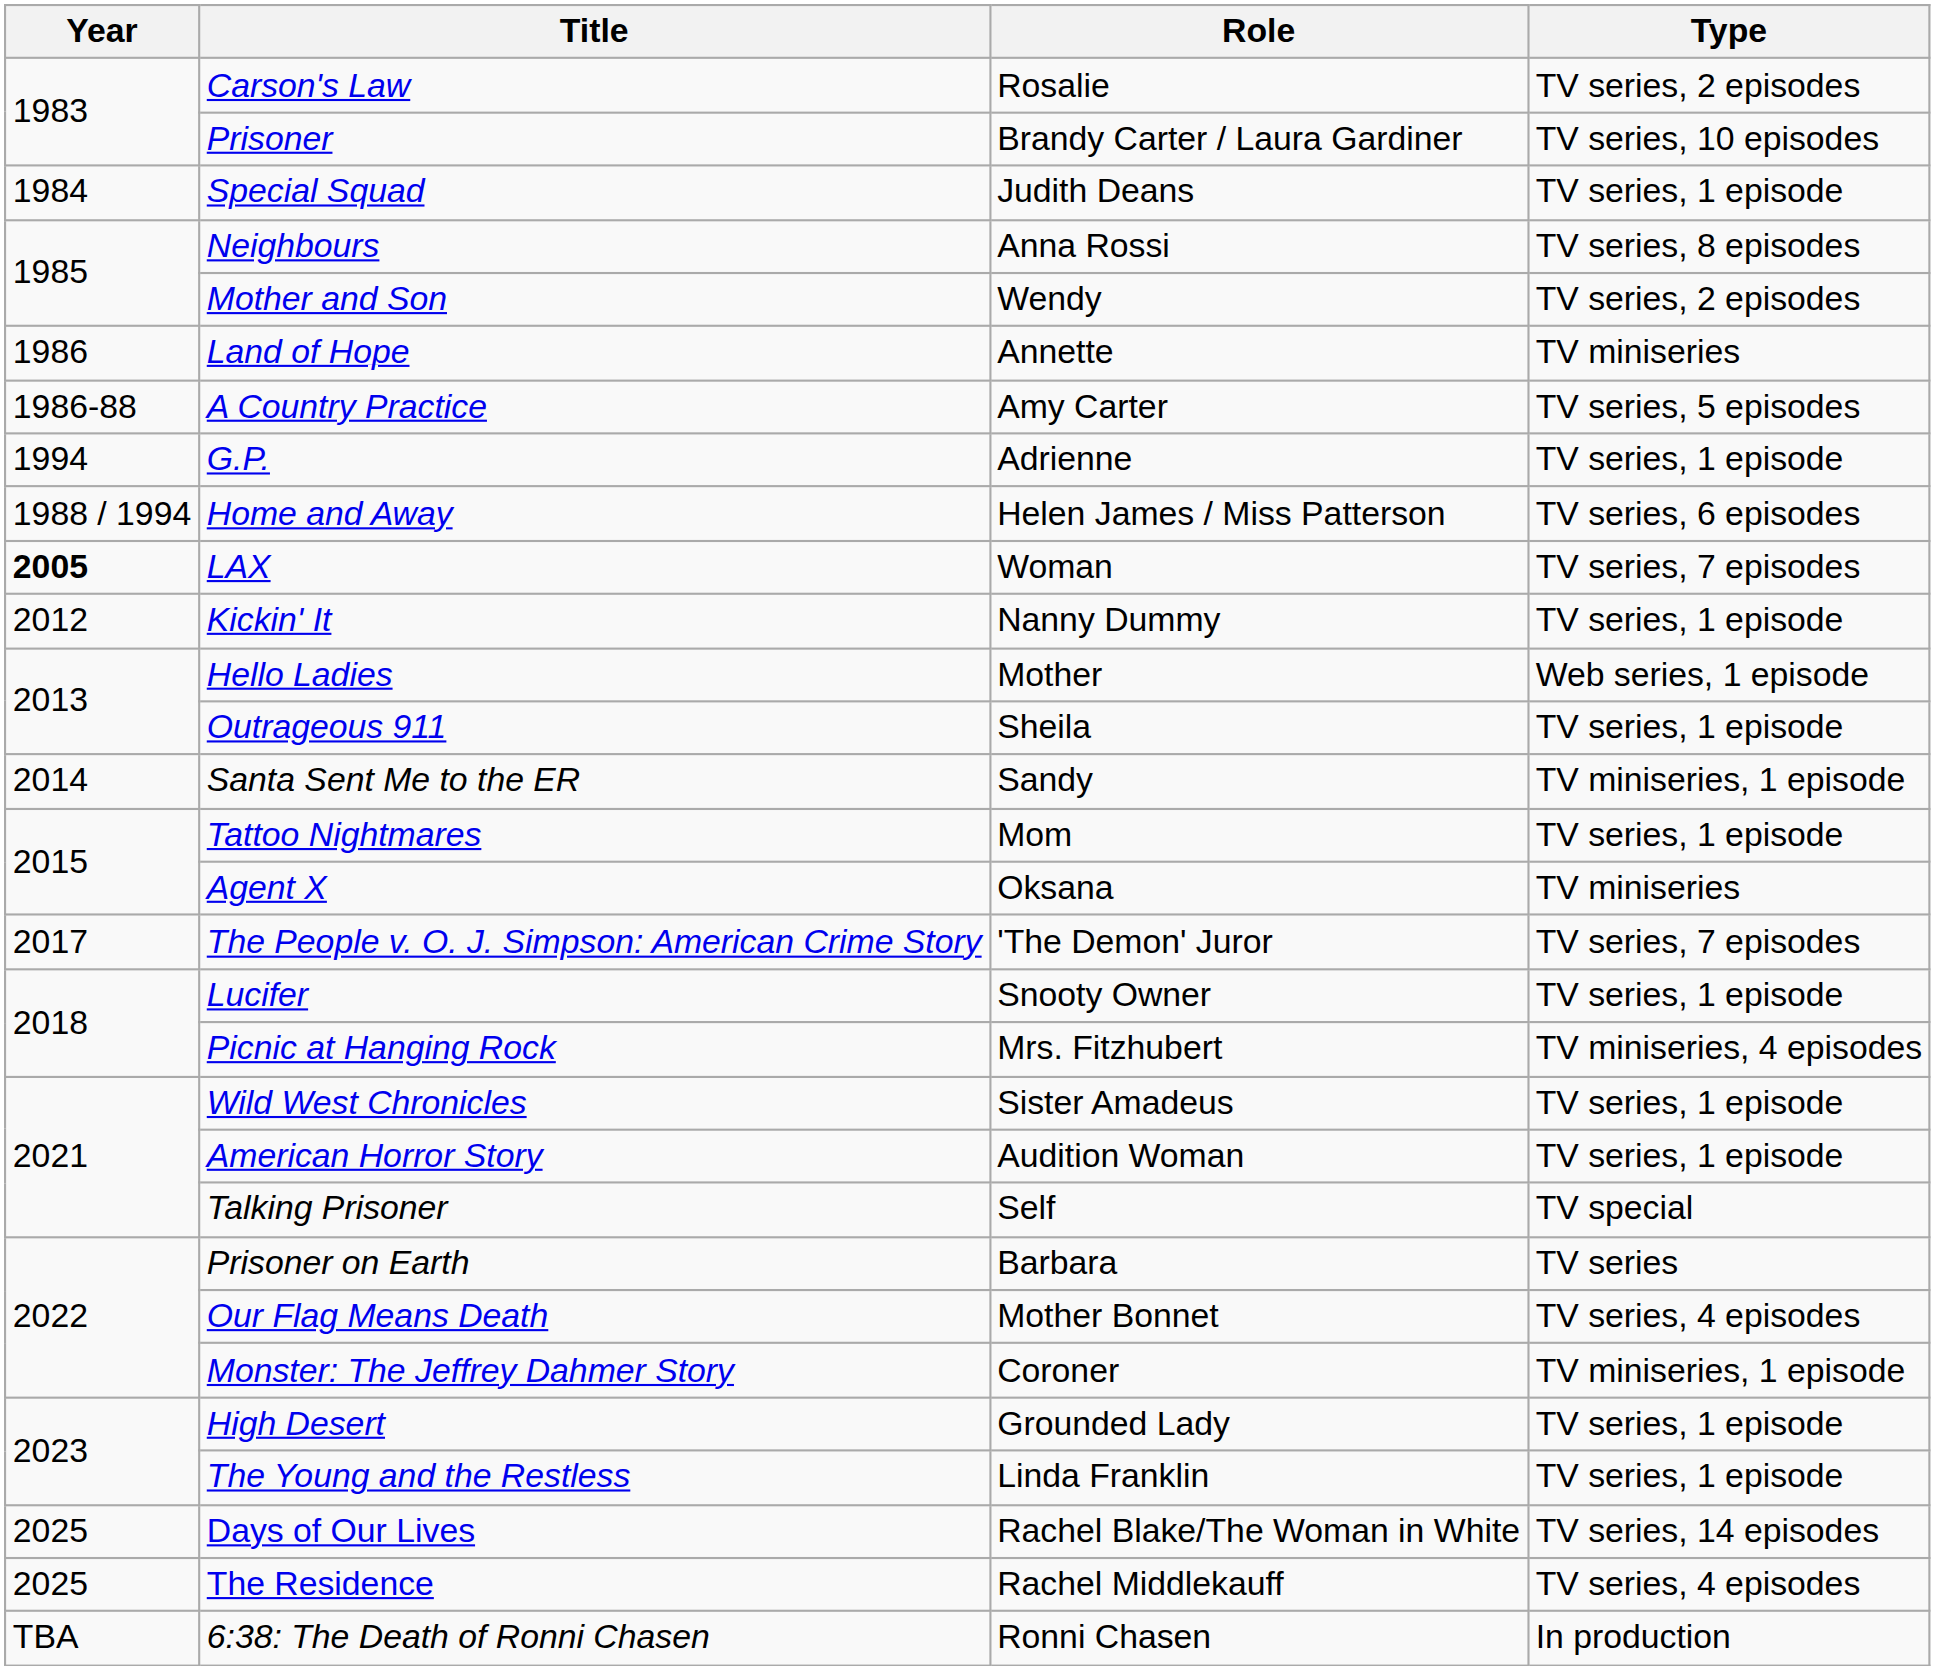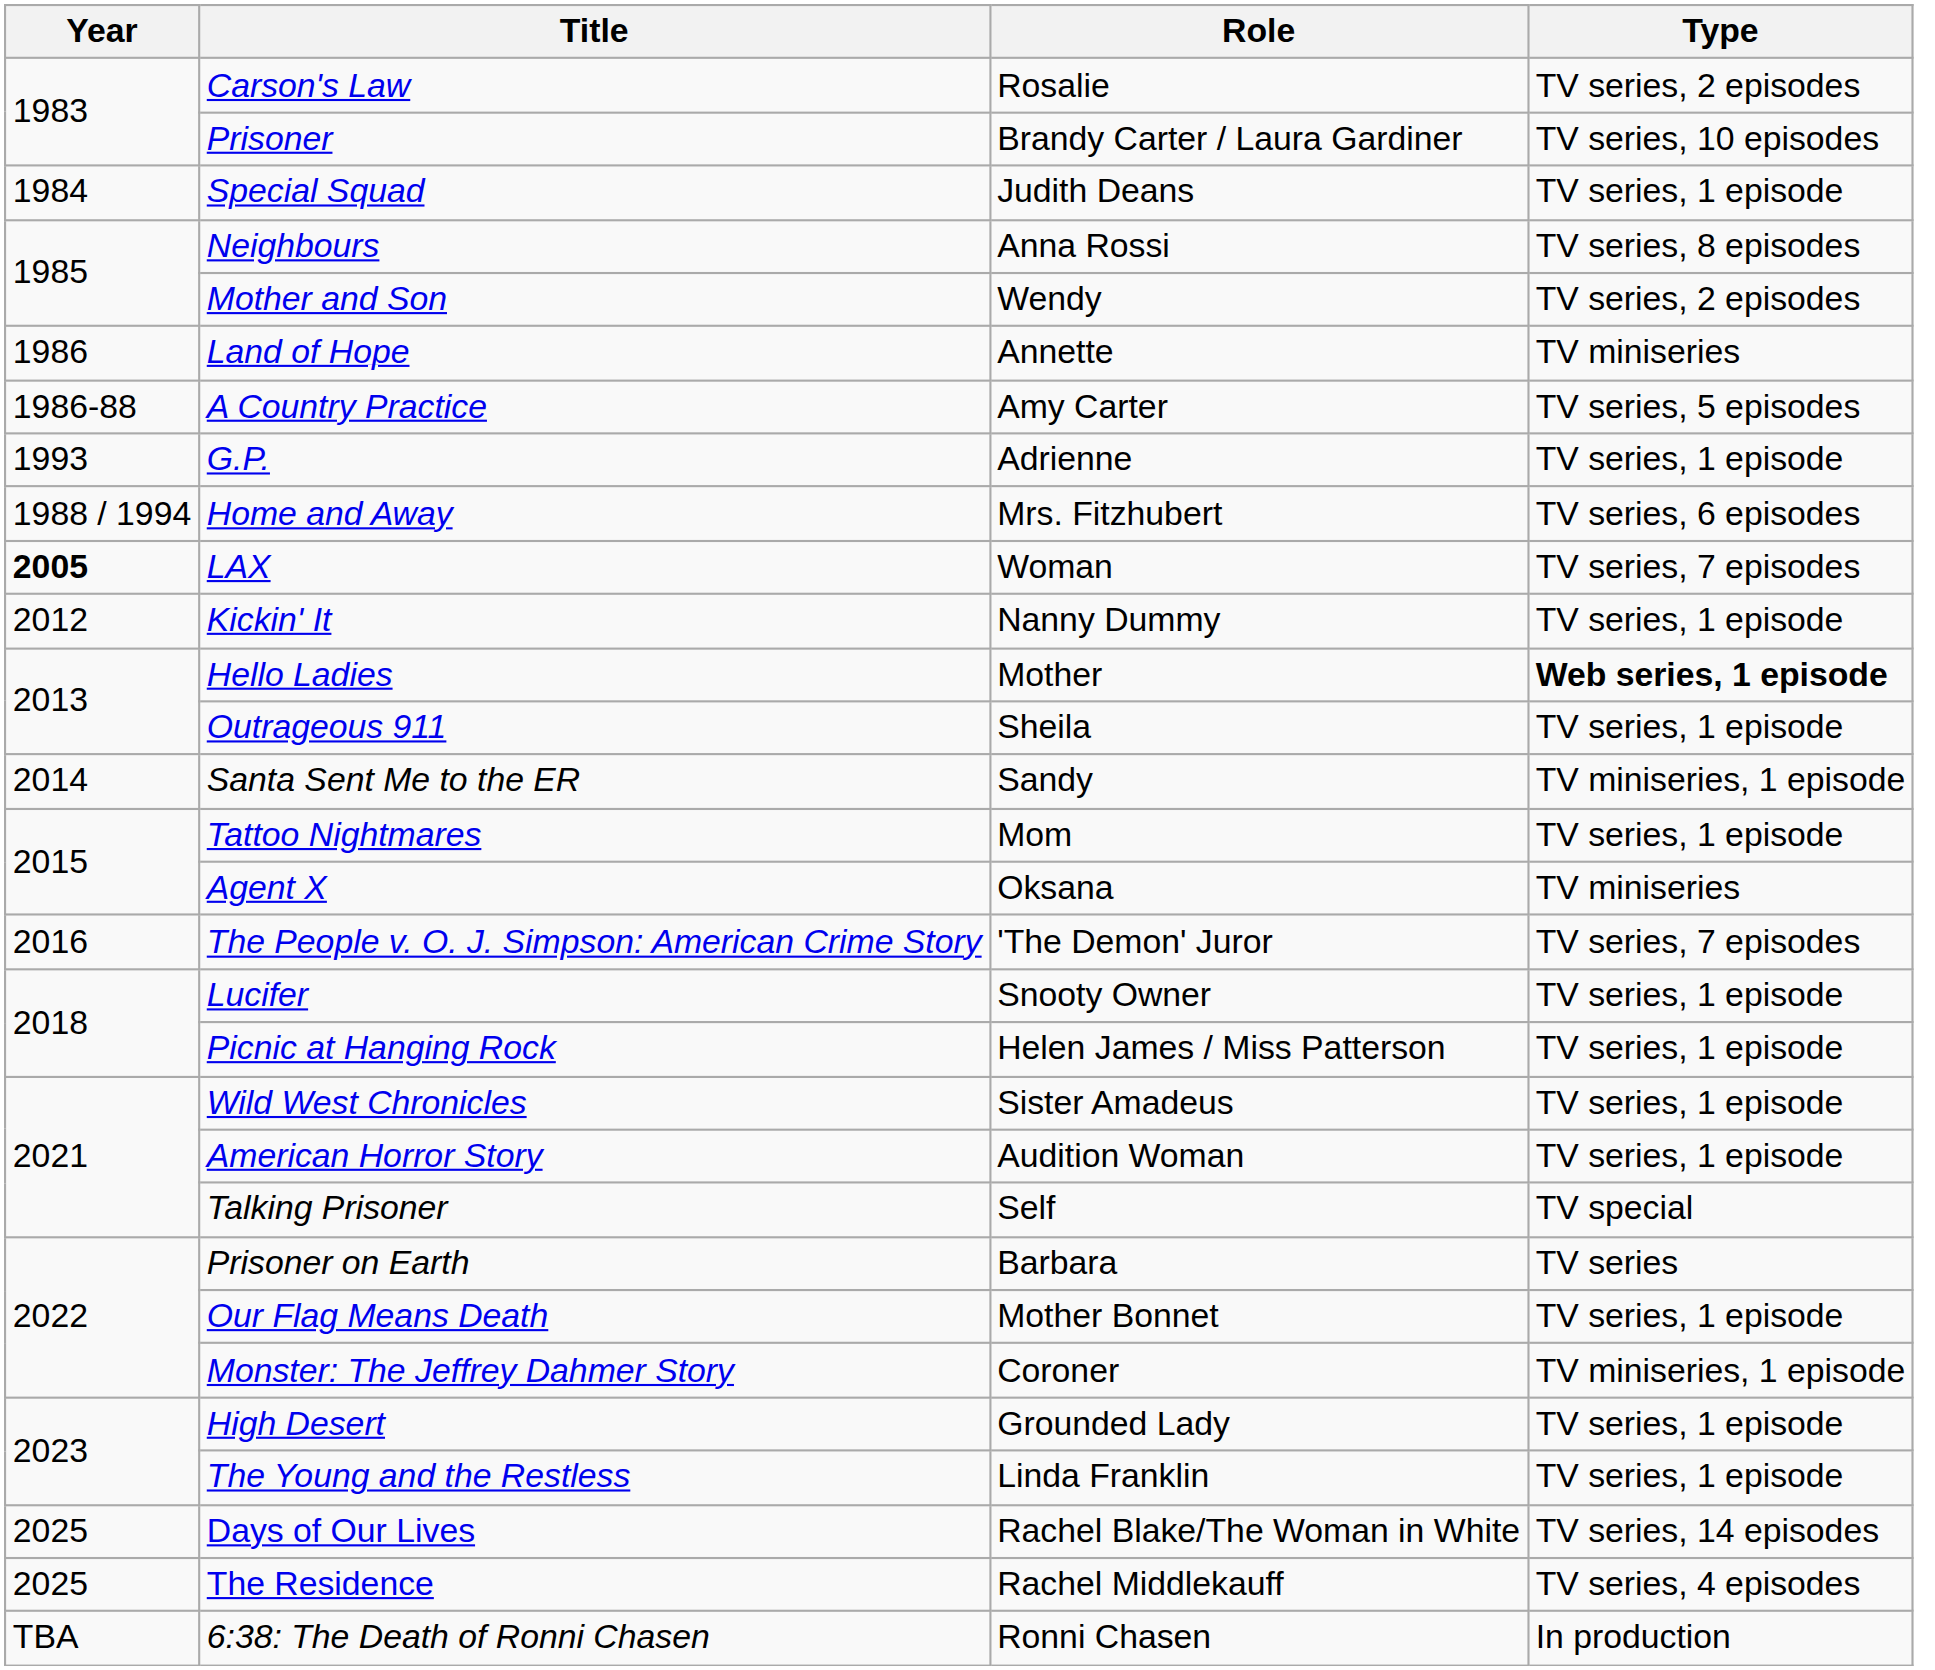(50, 459) 1994 -> (50, 459) 1993
(1221, 513) Helen James / Miss Patterson -> (1110, 513) Mrs. Fitzhubert
(1702, 673) normal -> (1712, 673) bold
(50, 941) 2017 -> (50, 941) 2016
(1110, 1048) Mrs. Fitzhubert -> (1221, 1048) Helen James / Miss Patterson
(1729, 1048) TV miniseries, 4 episodes -> (1690, 1048) TV series, 1 episode
(1698, 1316) TV series, 4 episodes -> (1690, 1316) TV series, 1 episode
